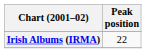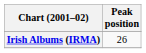(122, 39) 22 -> (122, 39) 26
